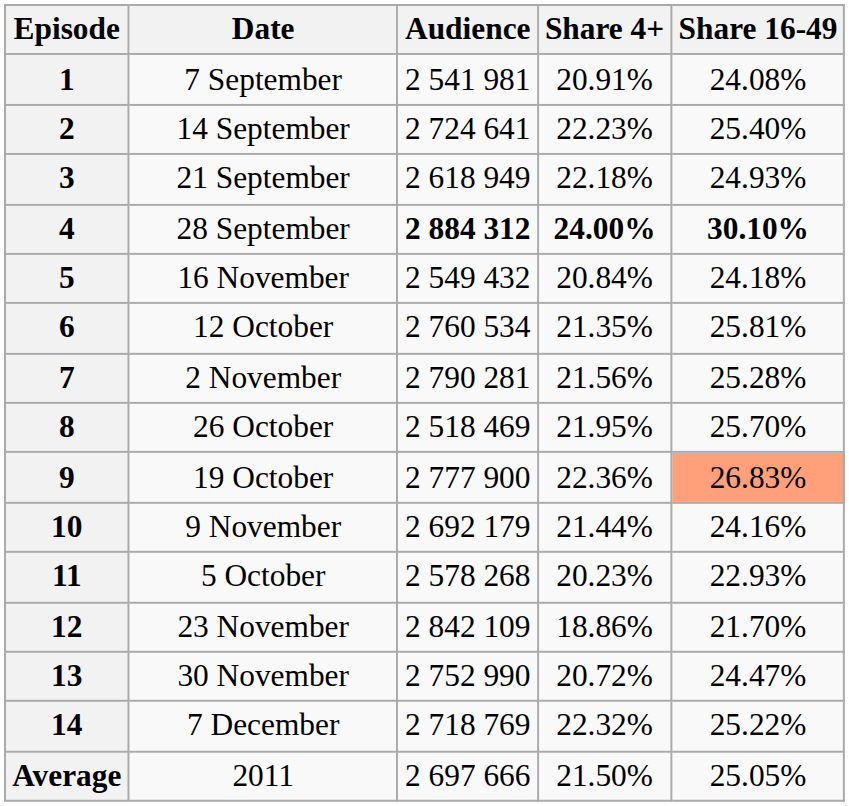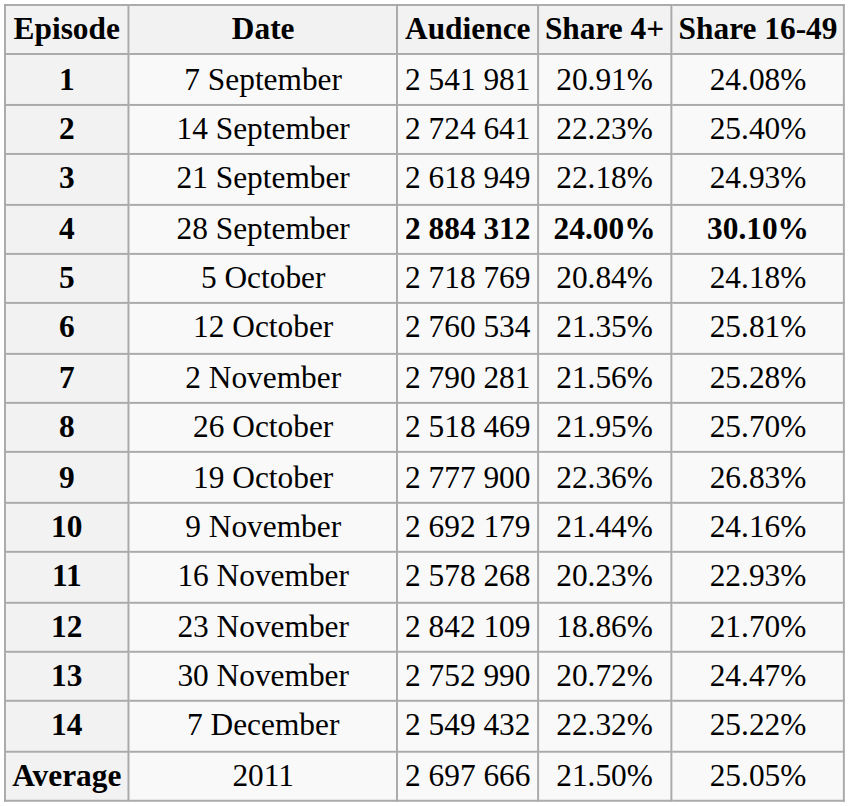(263, 278) 16 November -> (263, 278) 5 October
(468, 278) 2 549 432 -> (468, 278) 2 718 769
(758, 476) lightsalmon background -> (758, 476) no background
(263, 576) 5 October -> (263, 576) 16 November
(468, 725) 2 718 769 -> (468, 725) 2 549 432
